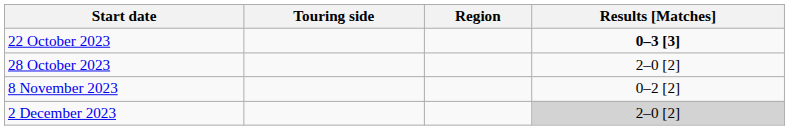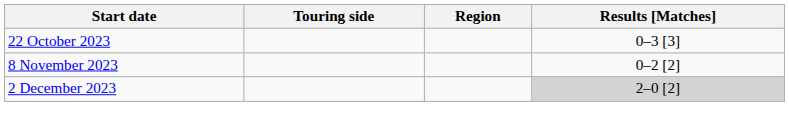(658, 40) bold -> (658, 40) normal
- row: (59, 64)
